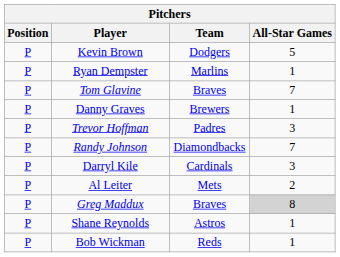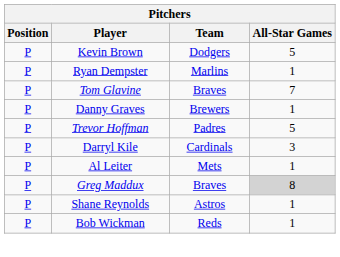(292, 128) 3 -> (292, 128) 5
- row: (110, 147)
(292, 185) 2 -> (292, 166) 1
